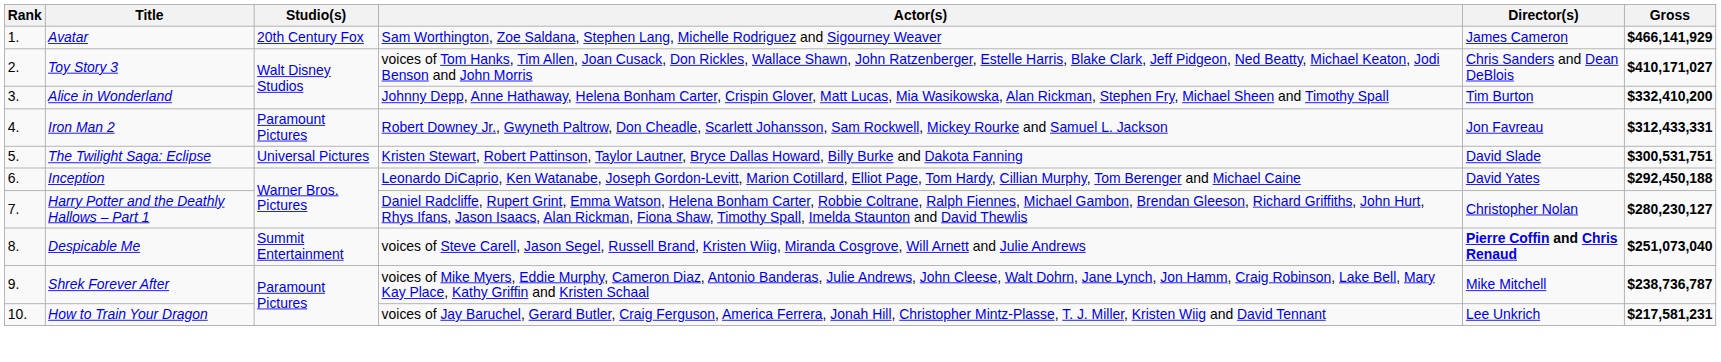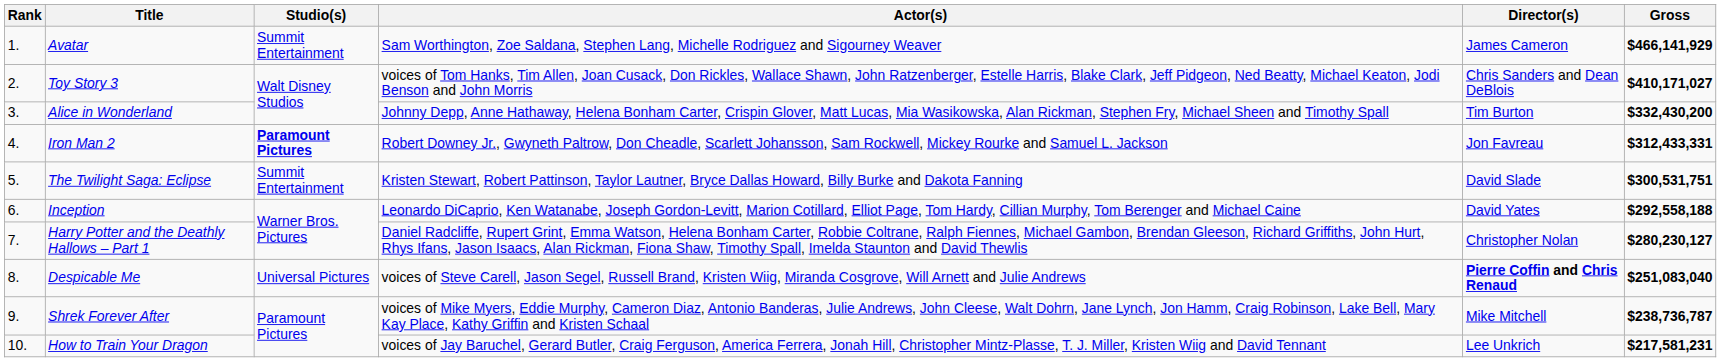(310, 37) 20th Century Fox -> (300, 45) Summit Entertainment
(1670, 97) $332,410,200 -> (1670, 113) $332,430,200
(291, 127) normal -> (293, 142) bold
(313, 157) Universal Pictures -> (300, 180) Summit Entertainment
(1670, 179) $292,450,188 -> (1670, 210) $292,558,188
(300, 246) Summit Entertainment -> (313, 278) Universal Pictures
(1670, 246) $251,073,040 -> (1670, 278) $251,083,040
